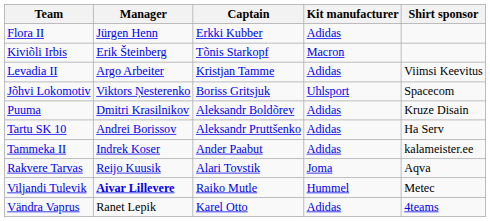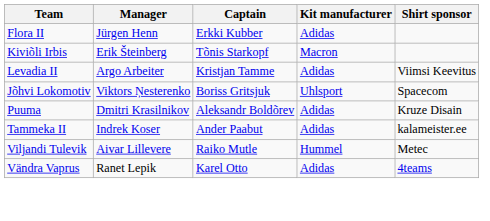- row: (37, 129)
- row: (45, 168)
(135, 187) bold -> (134, 149) normal
